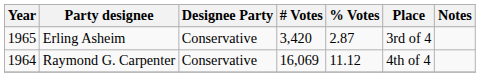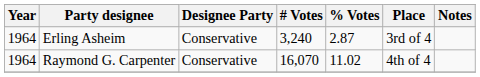(22, 38) 1965 -> (22, 38) 1964
(296, 38) 3,420 -> (296, 38) 3,240
(299, 60) 16,069 -> (299, 60) 16,070
(345, 60) 11.12 -> (345, 60) 11.02
